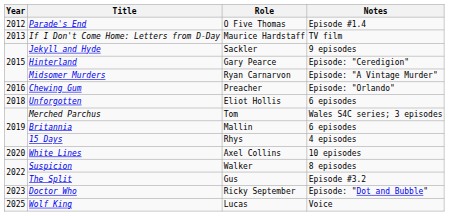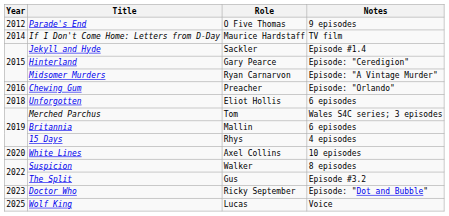(337, 24) Episode #1.4 -> (333, 24) 9 episodes
(16, 37) 2013 -> (16, 37) 2014
(333, 50) 9 episodes -> (337, 50) Episode #1.4
